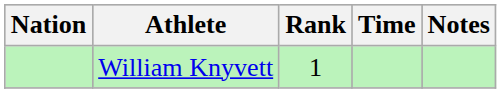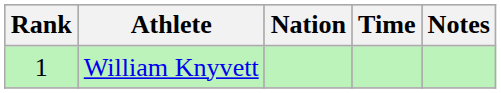columns swapped: (316, 25) <-> (49, 25)
